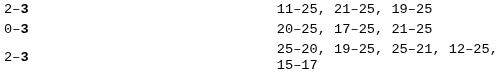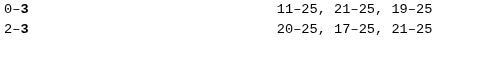(16, 9) 2–3 -> (16, 9) 0–3
(16, 29) 0–3 -> (16, 29) 2–3
- row: (387, 57)
